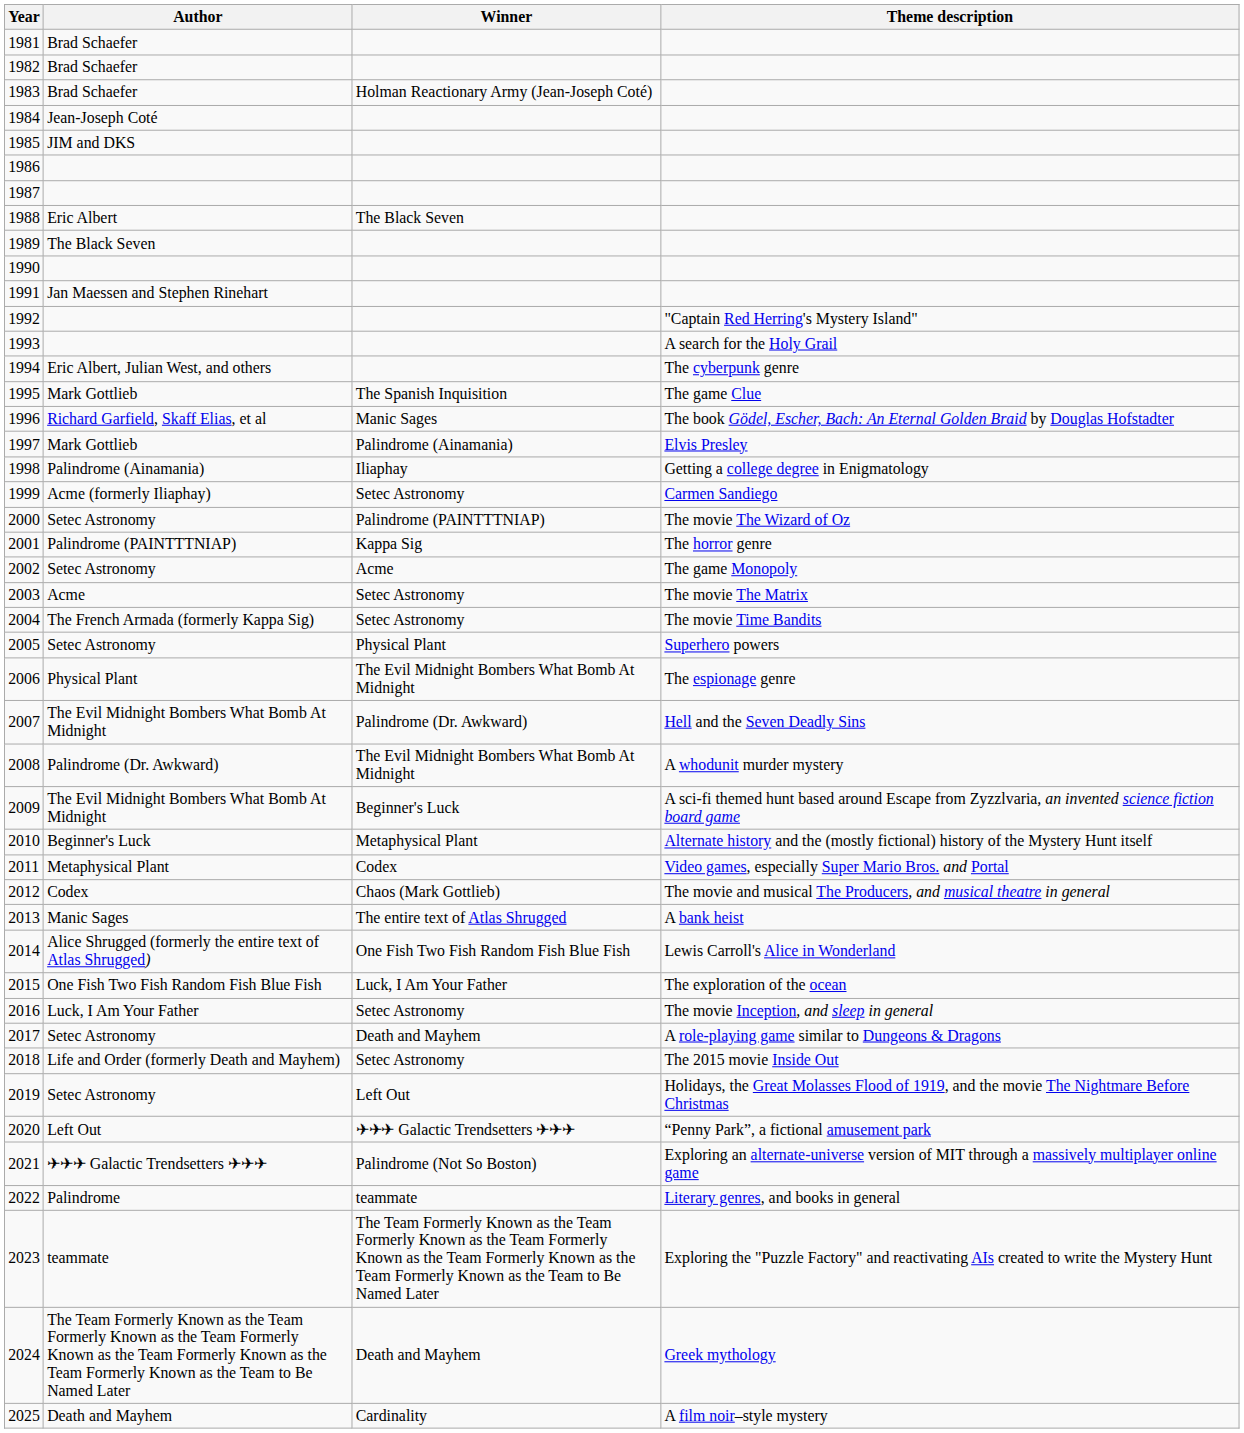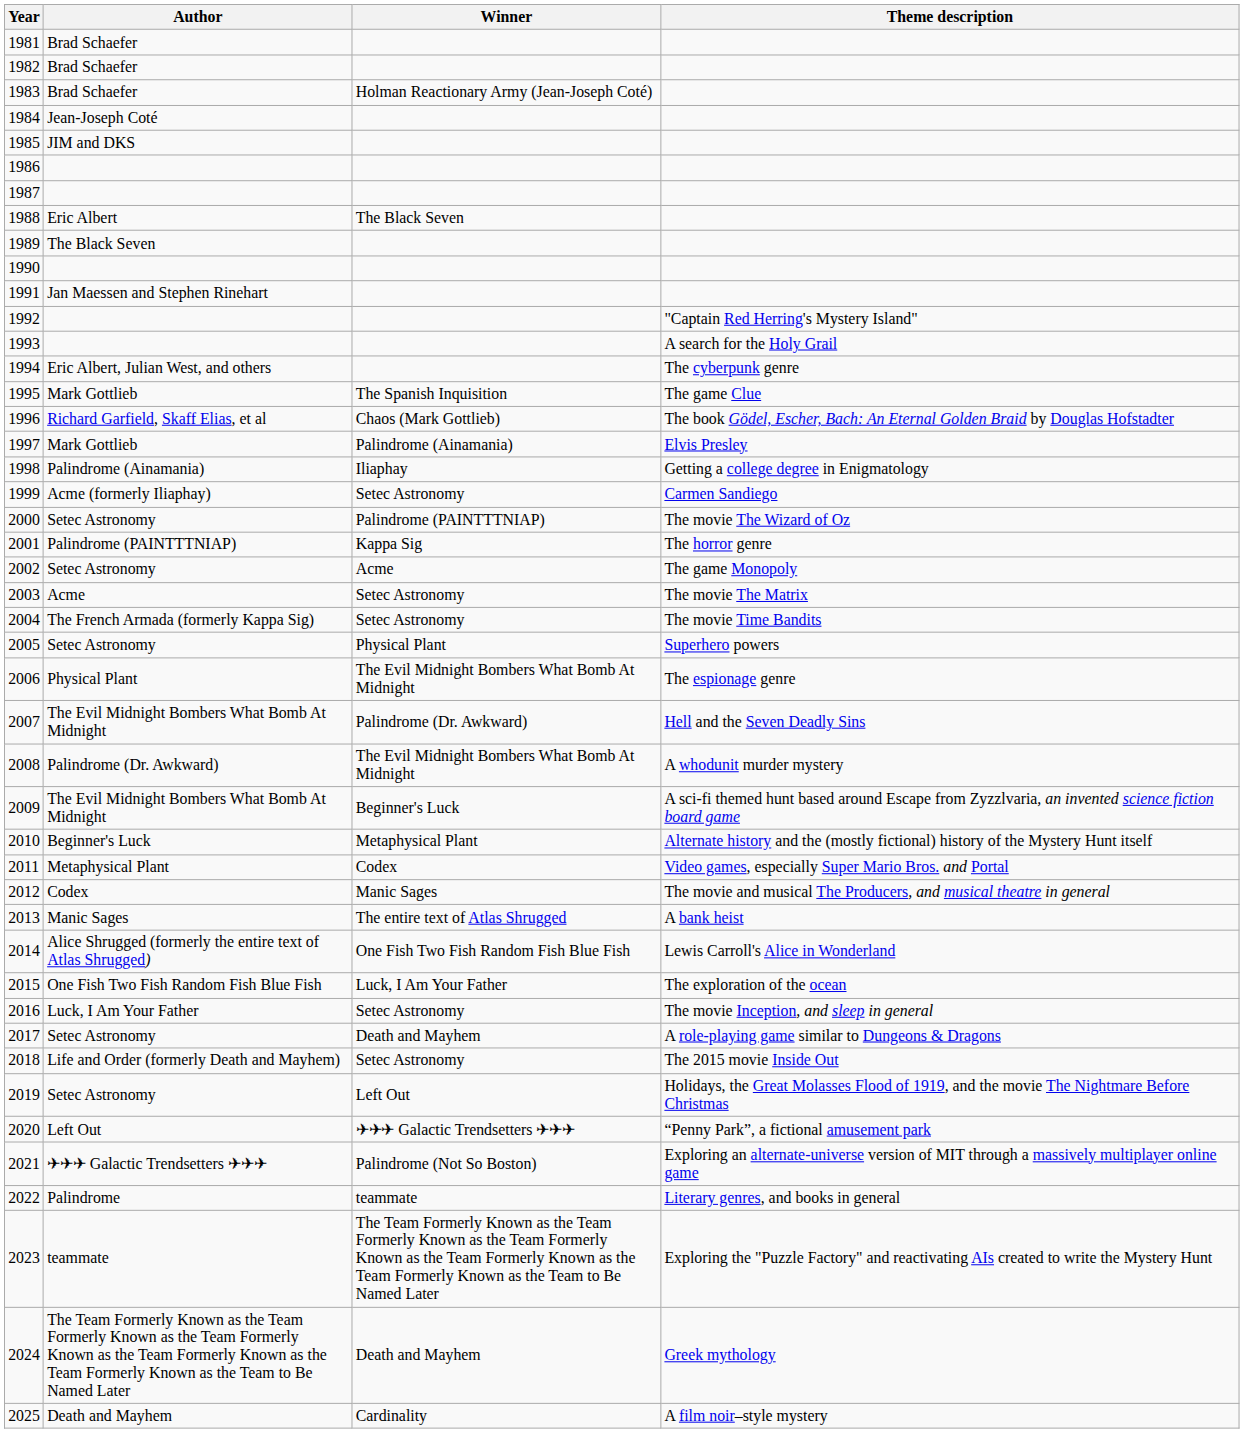(396, 419) Manic Sages -> (428, 419) Chaos (Mark Gottlieb)
(428, 892) Chaos (Mark Gottlieb) -> (396, 892) Manic Sages
